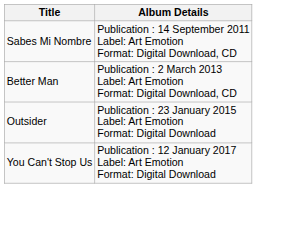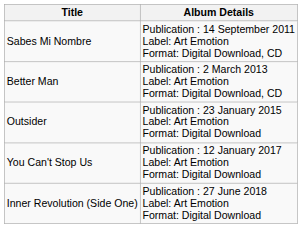+ row: (72, 203)
